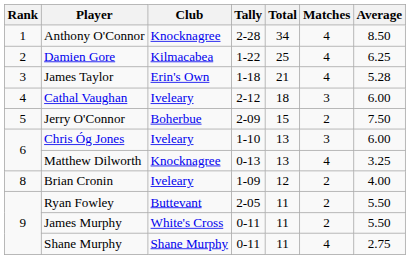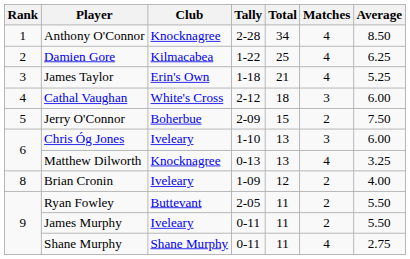(379, 77) 5.28 -> (379, 77) 5.25
(172, 98) Iveleary -> (187, 98) White's Cross
(187, 222) White's Cross -> (172, 222) Iveleary
